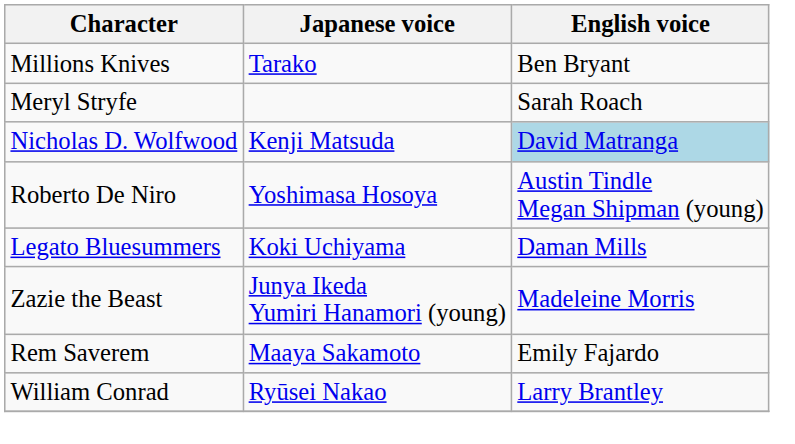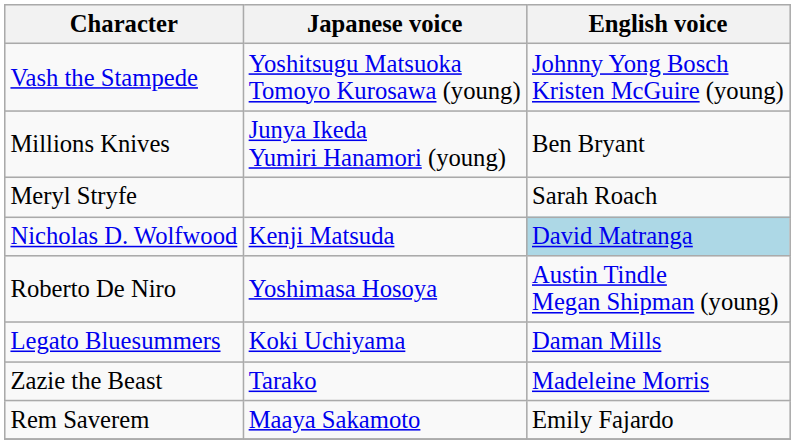+ row: (104, 76)
(283, 63) Tarako -> (377, 143) Junya Ikeda Yumiri Hanamori (young)
(377, 300) Junya Ikeda Yumiri Hanamori (young) -> (283, 380) Tarako
- row: (90, 392)
